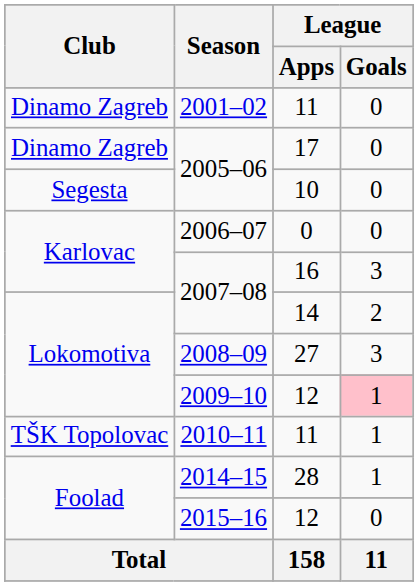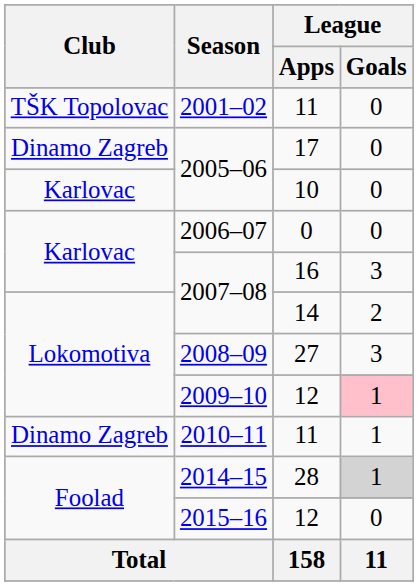(89, 107) Dinamo Zagreb -> (89, 107) TŠK Topolovac
(89, 189) Segesta -> (89, 189) Karlovac
(89, 436) TŠK Topolovac -> (89, 436) Dinamo Zagreb
(376, 477) no background -> (376, 477) lightgrey background
